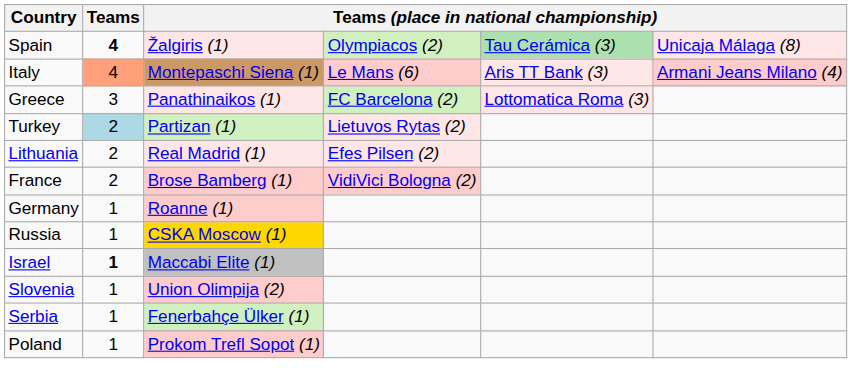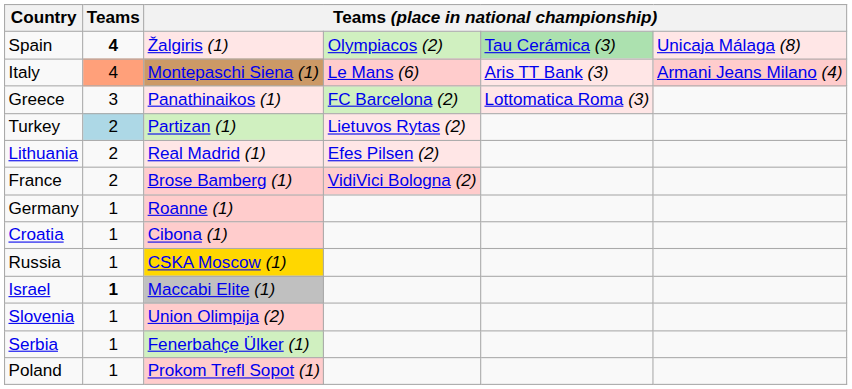+ row: (36, 235)
